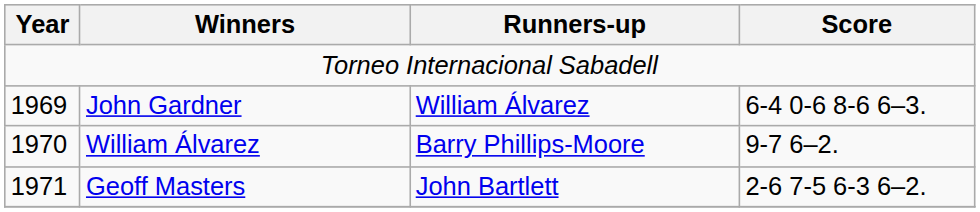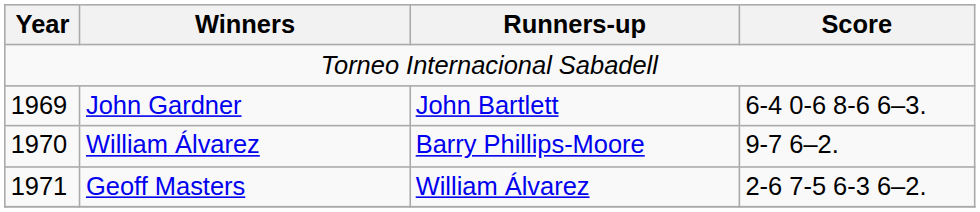(503, 105) William Álvarez -> (487, 105) John Bartlett
(487, 186) John Bartlett -> (503, 186) William Álvarez
